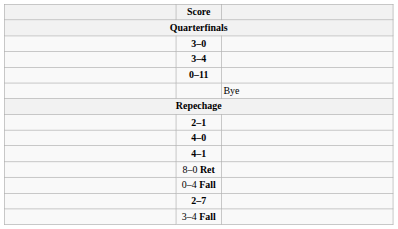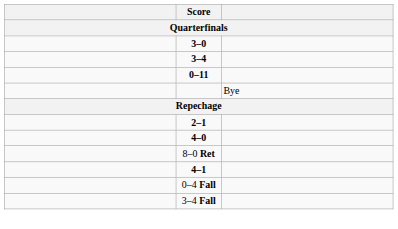rows swapped: (199, 169) <-> (199, 153)
- row: (199, 201)
